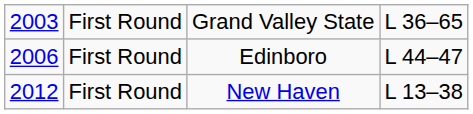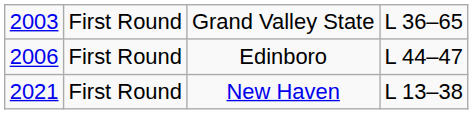(34, 91) 2012 -> (34, 91) 2021
